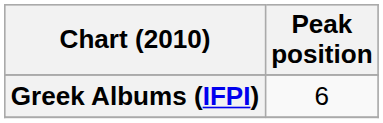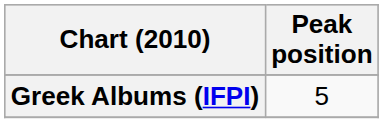(322, 95) 6 -> (322, 95) 5
